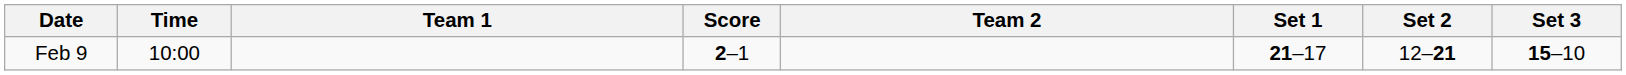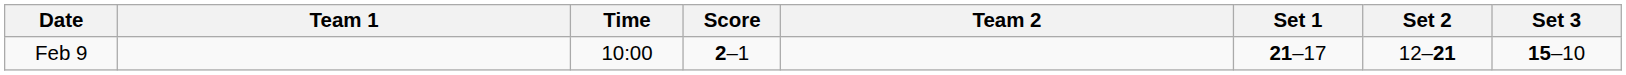columns swapped: (174, 20) <-> (457, 20)
